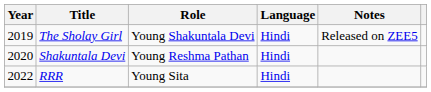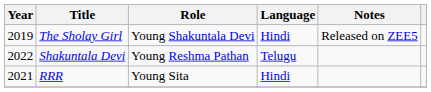(20, 55) 2020 -> (20, 55) 2022
(275, 55) Hindi -> (278, 55) Telugu
(20, 76) 2022 -> (20, 76) 2021
